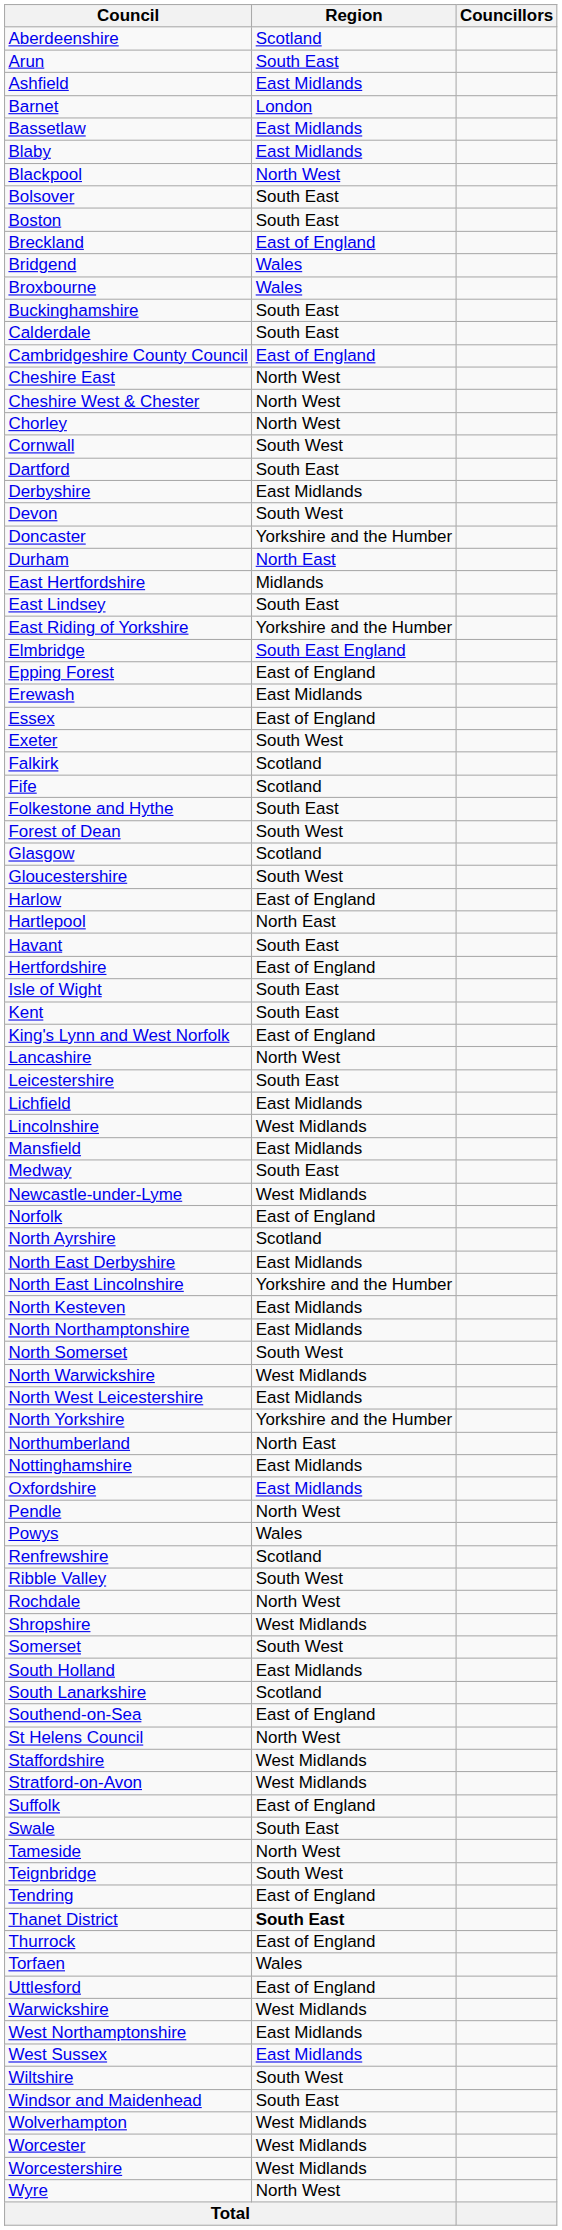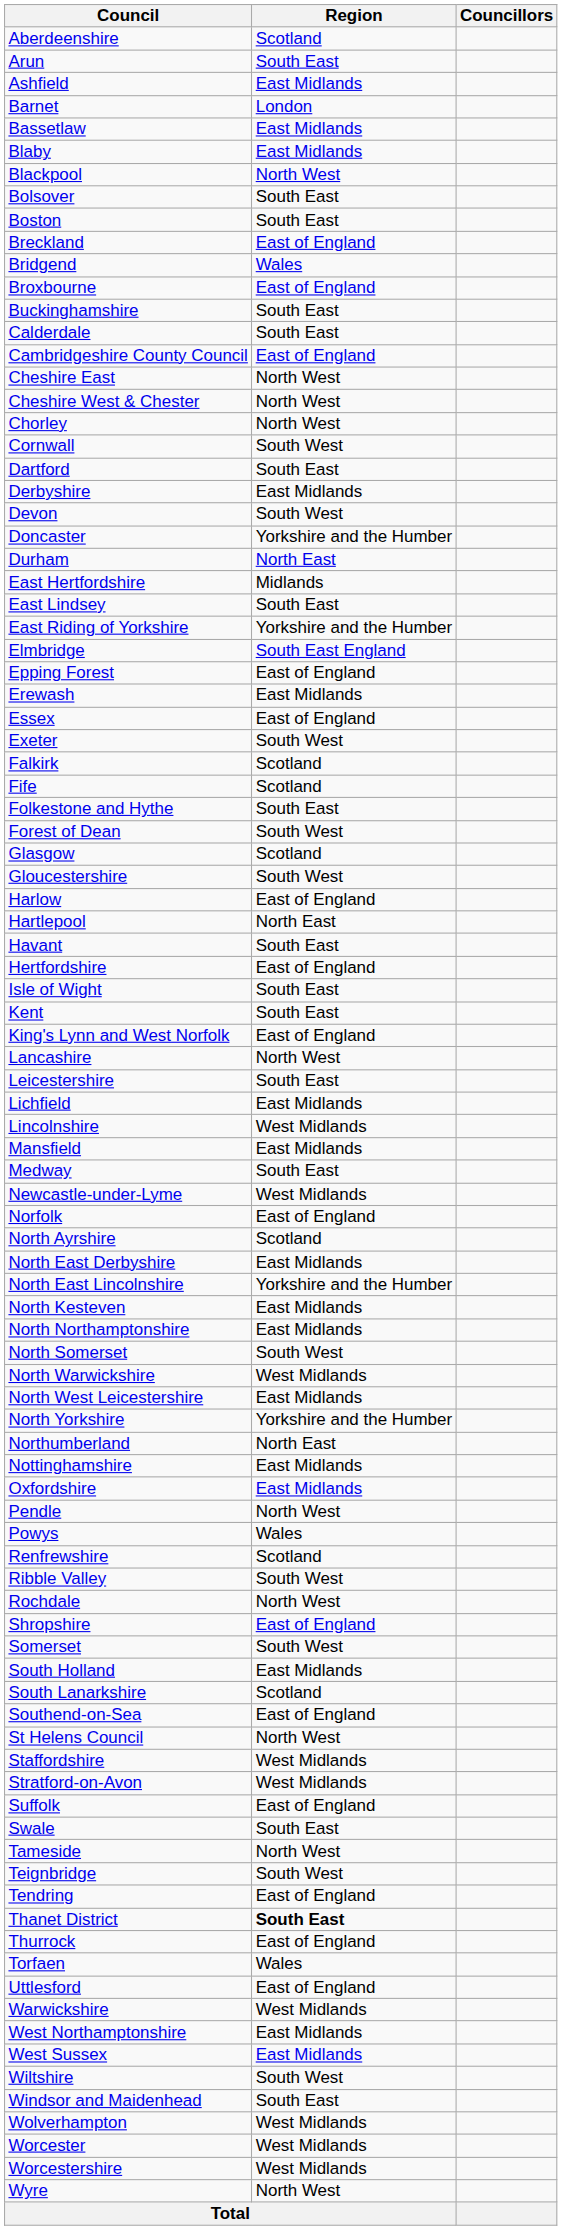(279, 287) Wales -> (316, 287) East of England
(311, 1624) West Midlands -> (316, 1624) East of England
